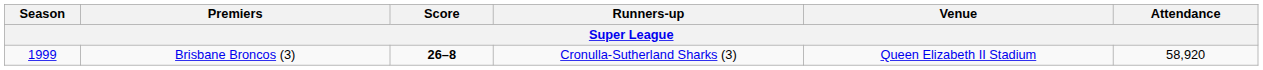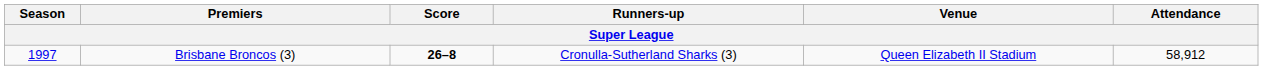(42, 55) 1999 -> (42, 55) 1997
(1186, 55) 58,920 -> (1186, 55) 58,912
